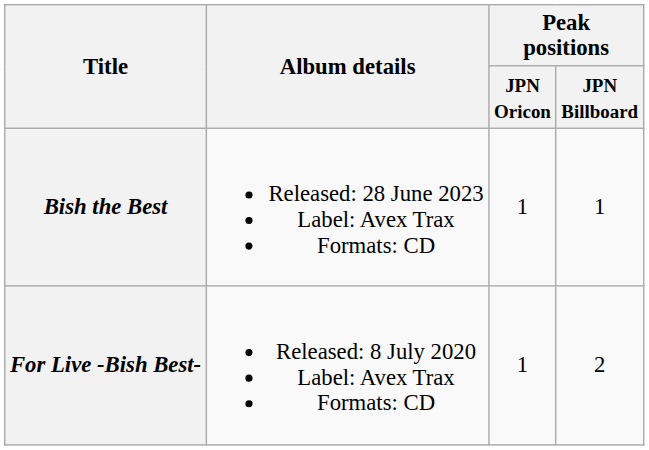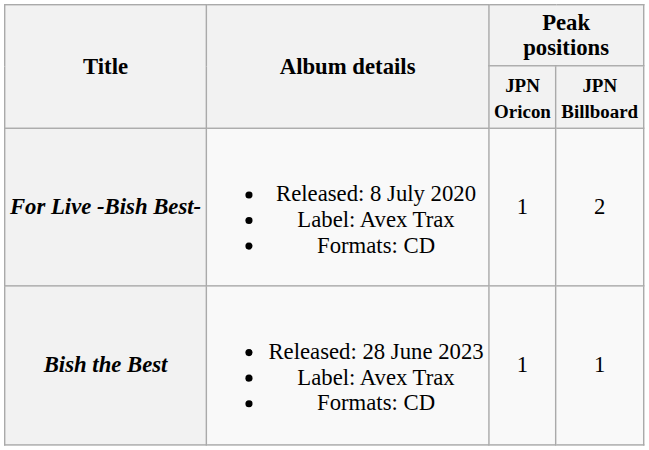rows swapped: (106, 364) <-> (106, 206)
